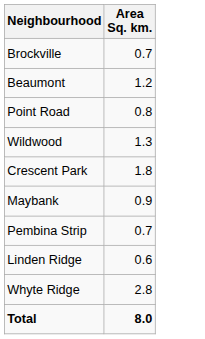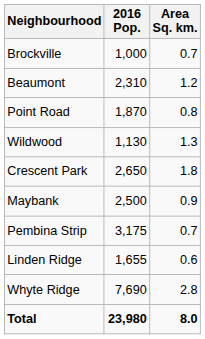+ column: (127, 21)
